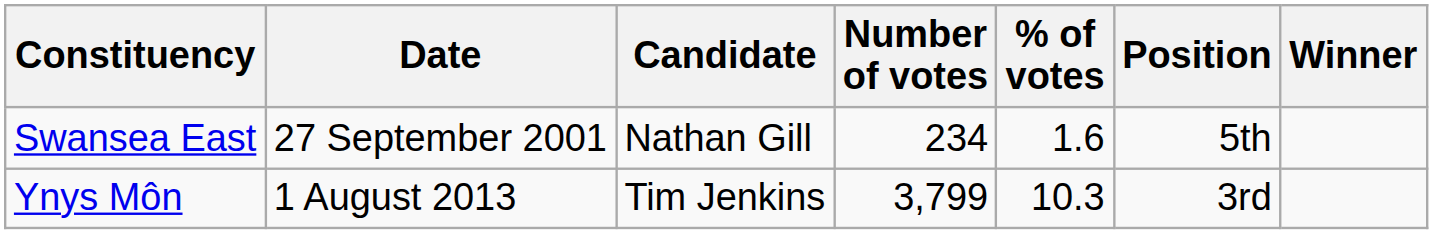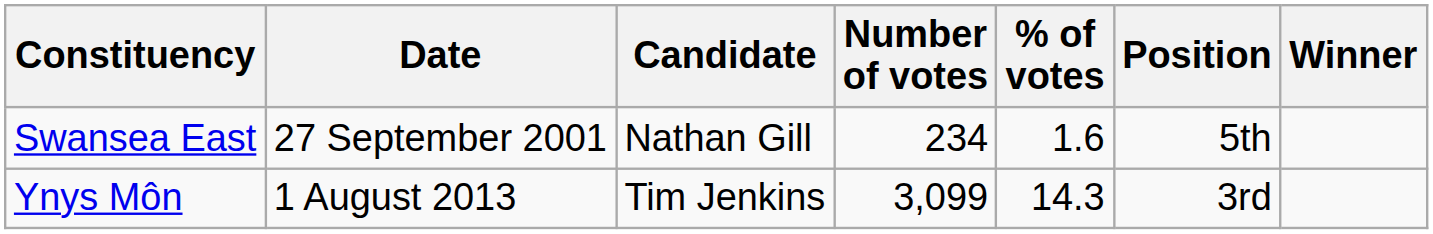(941, 197) 3,799 -> (941, 197) 3,099
(1068, 197) 10.3 -> (1068, 197) 14.3
